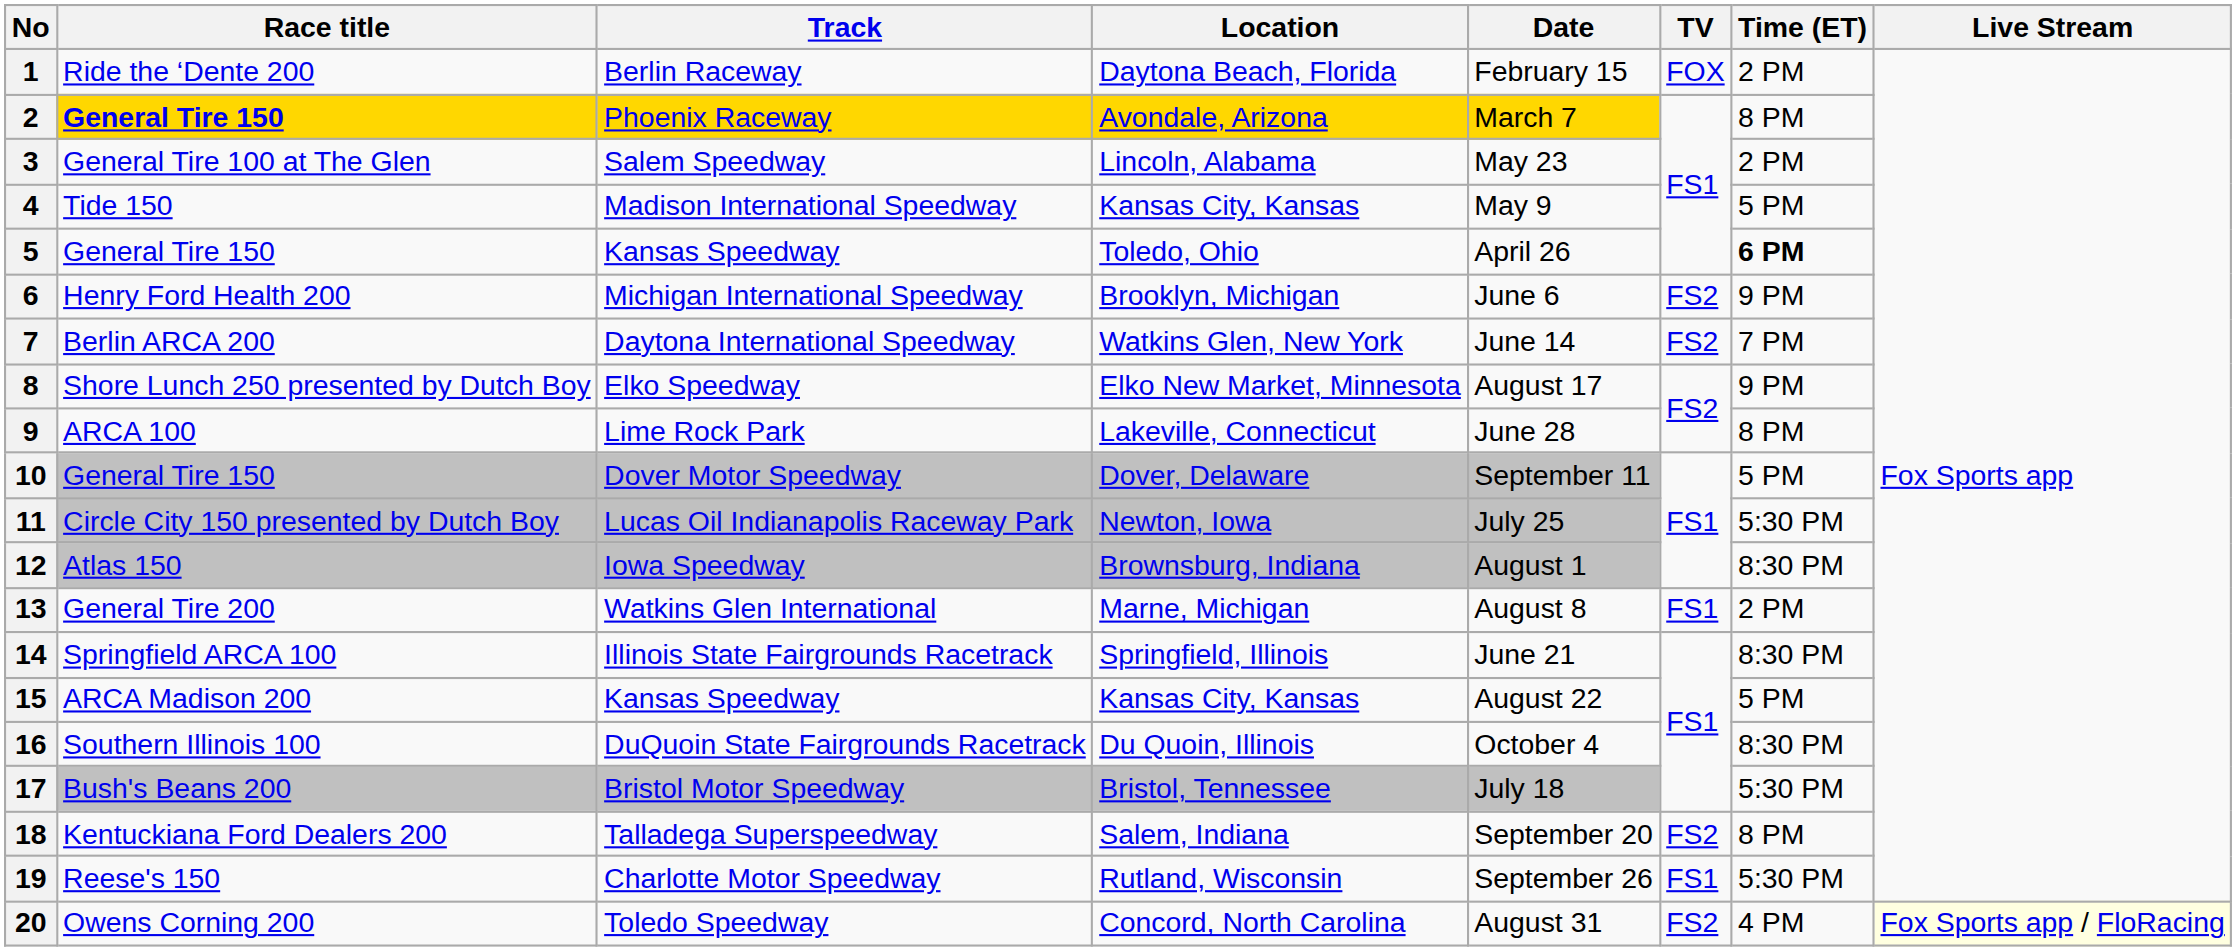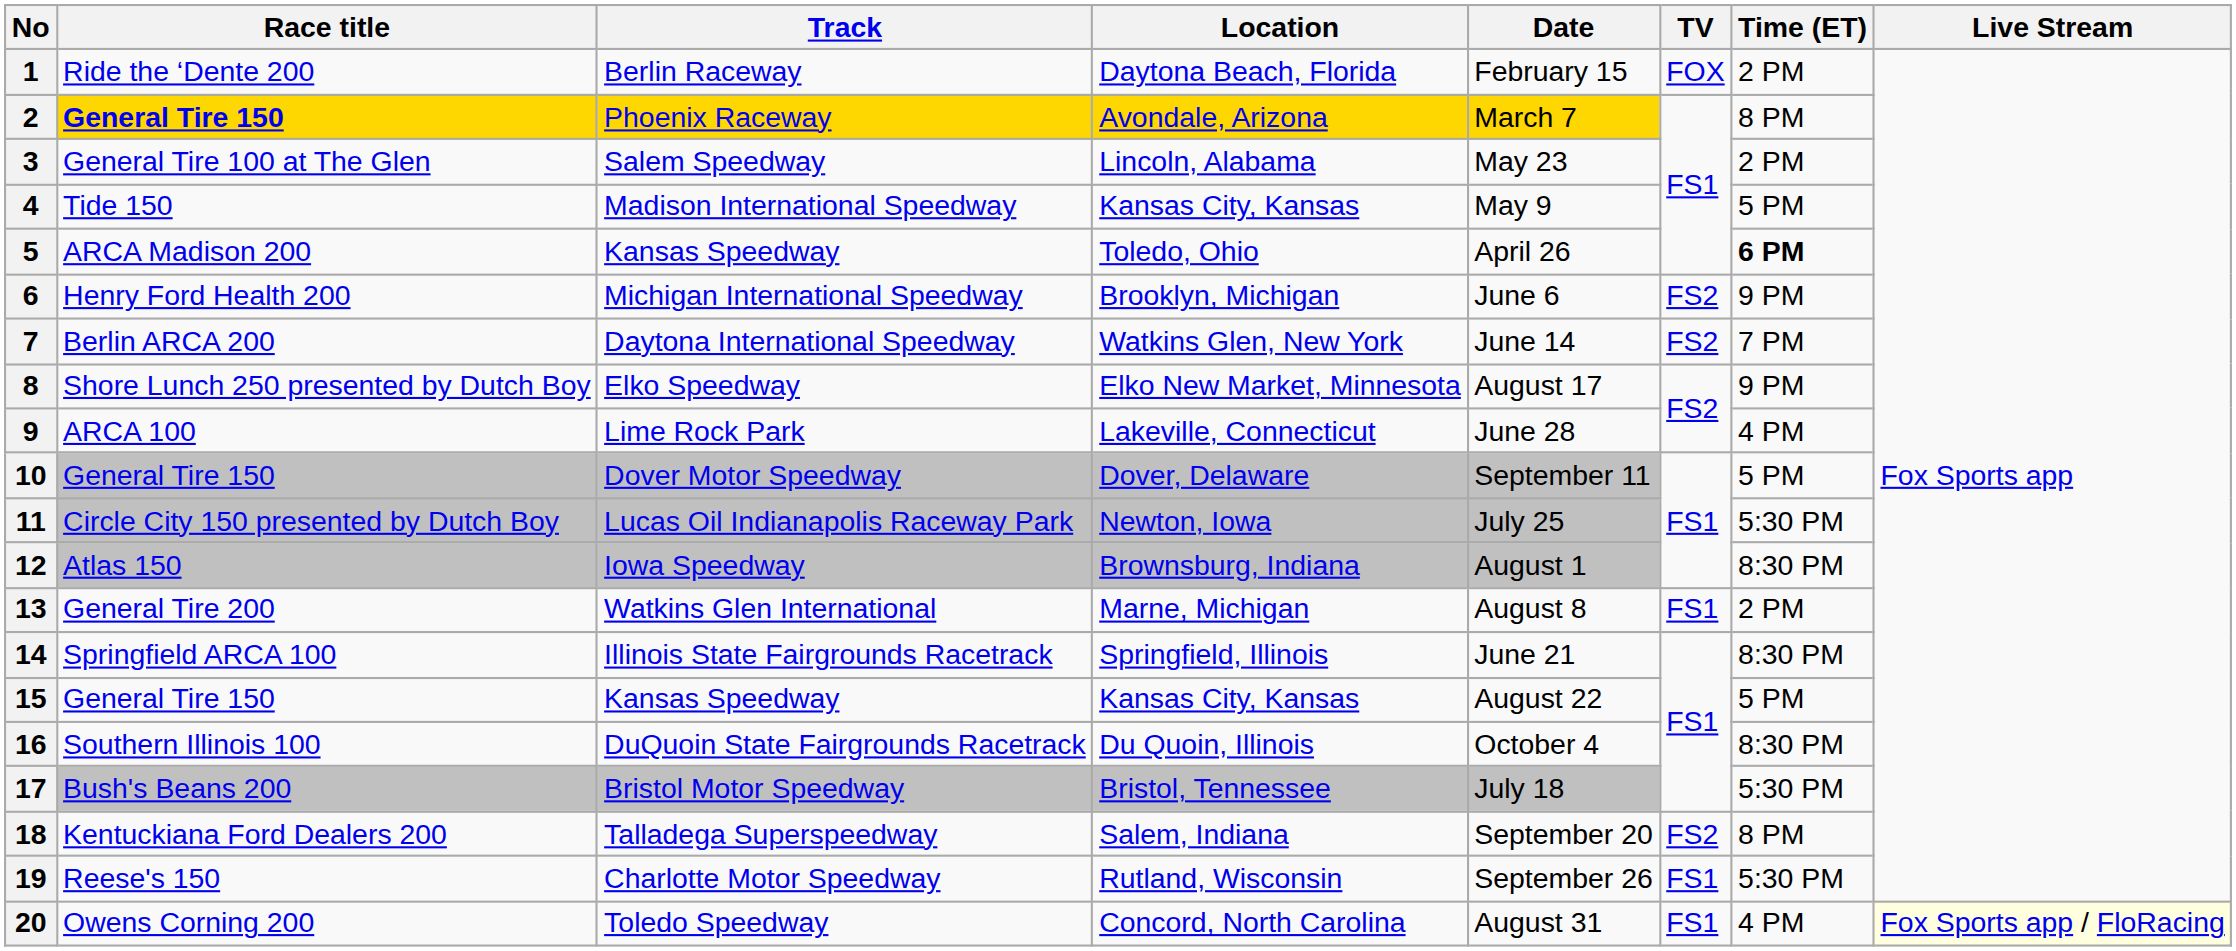(169, 251) General Tire 150 -> (187, 251) ARCA Madison 200
(1771, 430) 8 PM -> (1771, 430) 4 PM
(187, 699) ARCA Madison 200 -> (169, 699) General Tire 150
(1692, 923) FS2 -> (1692, 923) FS1
